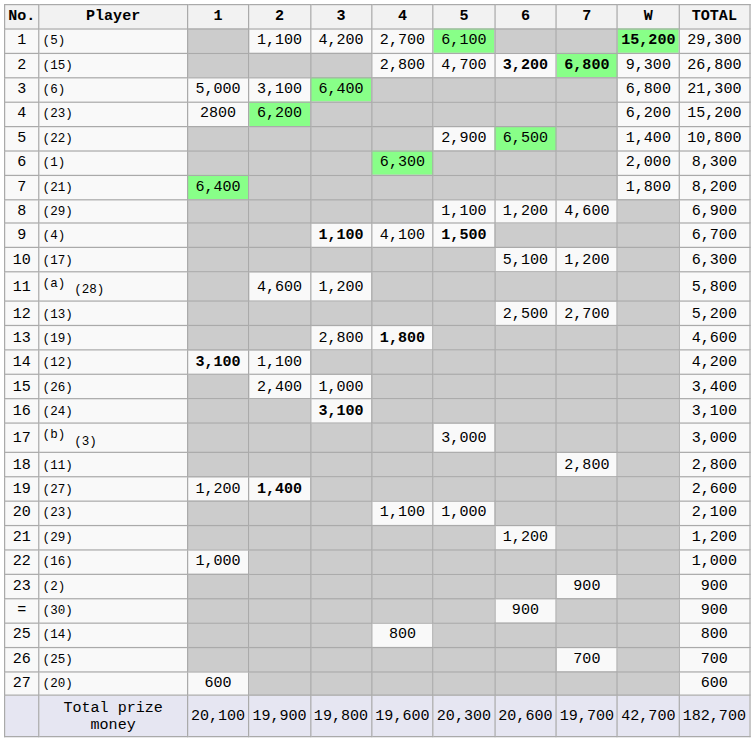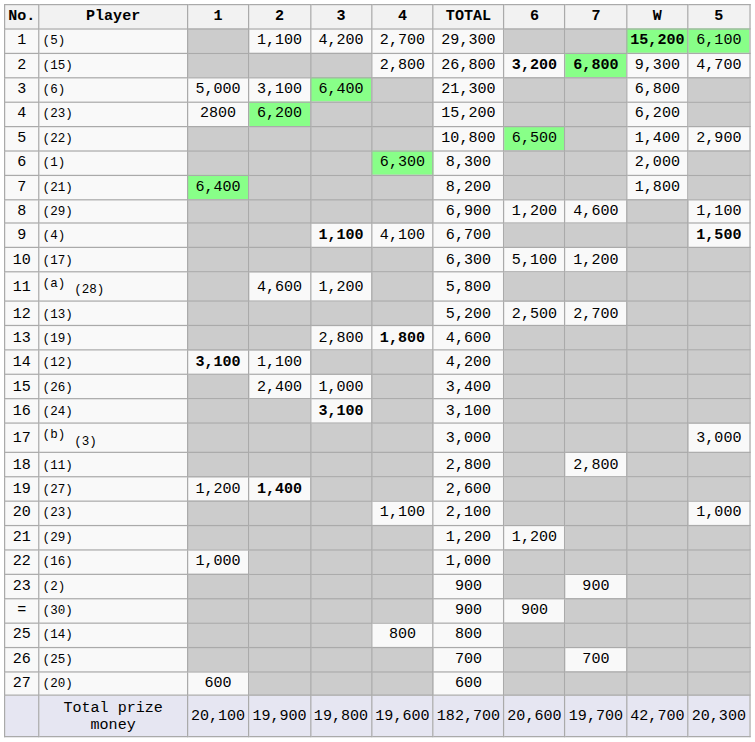columns swapped: (464, 17) <-> (714, 17)
